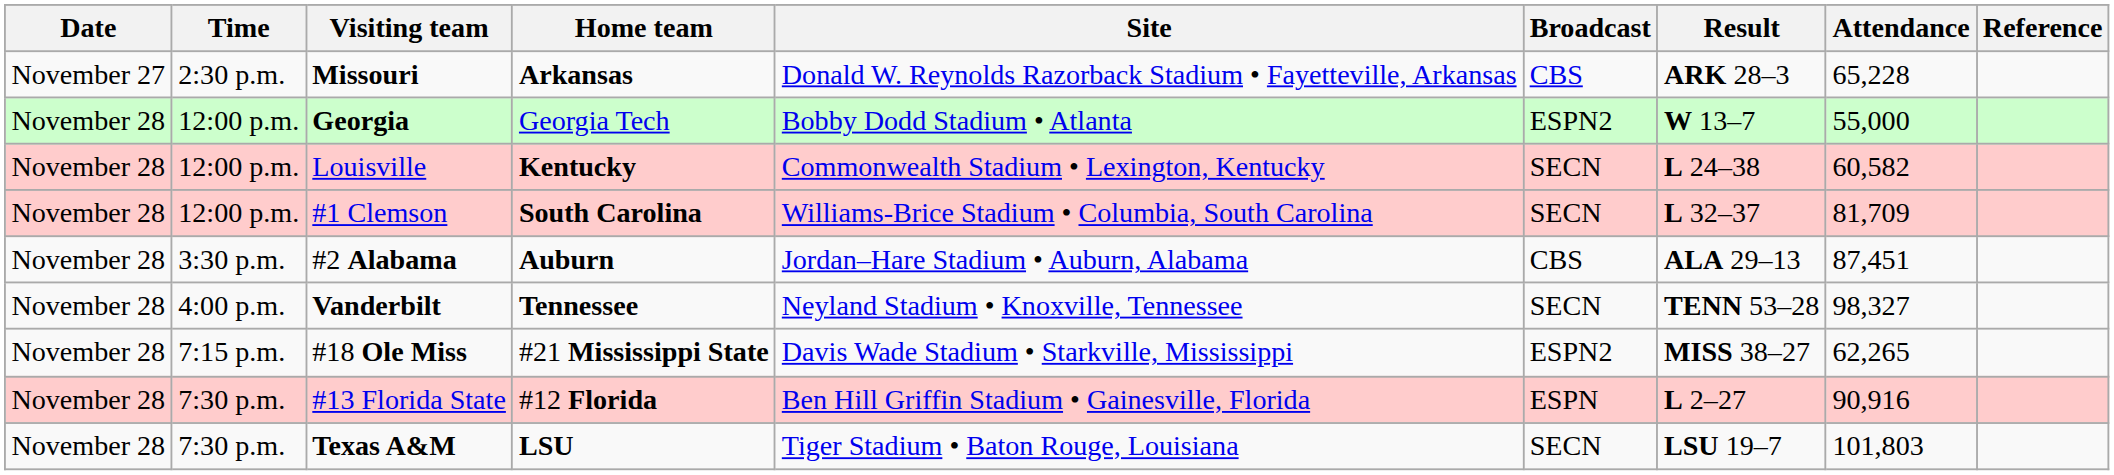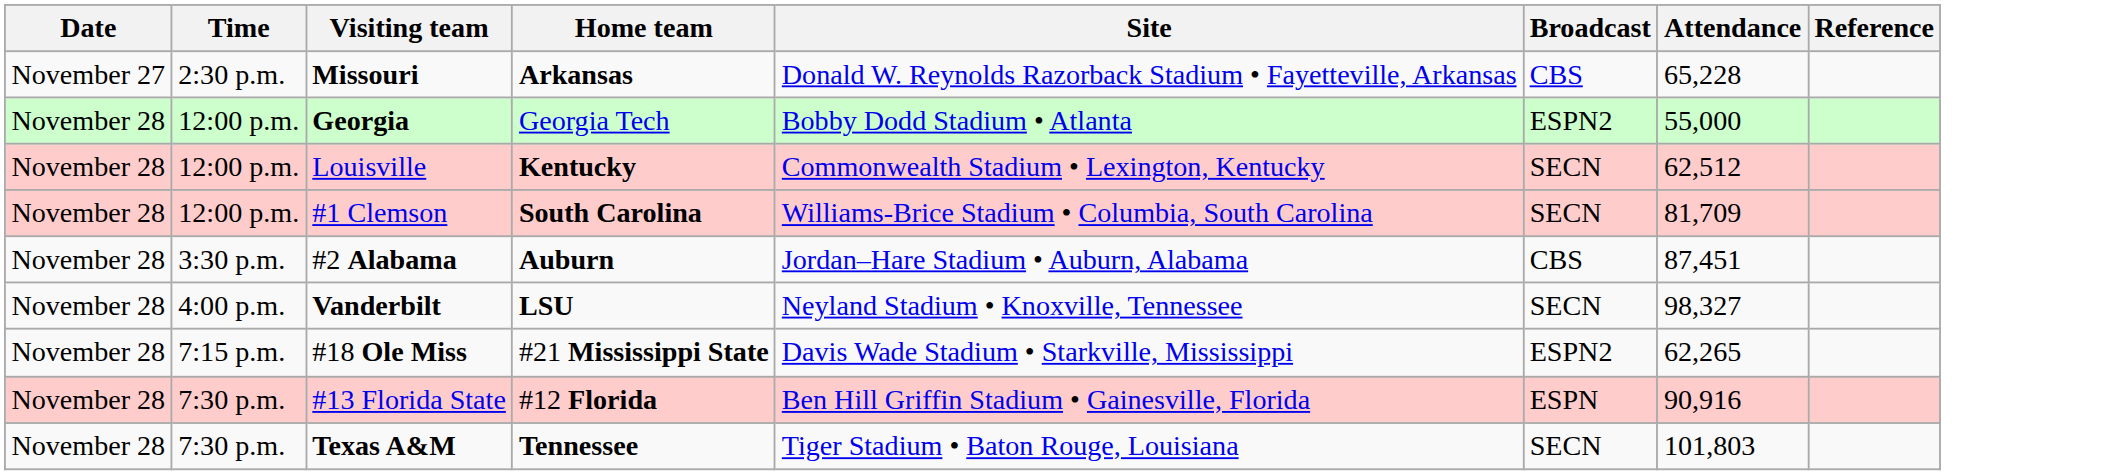- column: (1742, 27)
(1871, 166) 60,582 -> (1703, 166) 62,512
(579, 306) Tennessee -> (546, 306) LSU
(546, 445) LSU -> (579, 445) Tennessee
